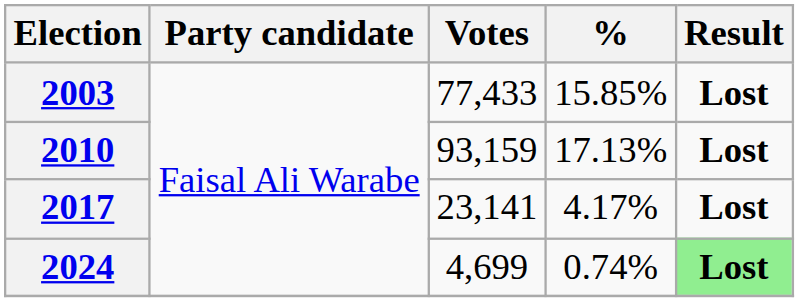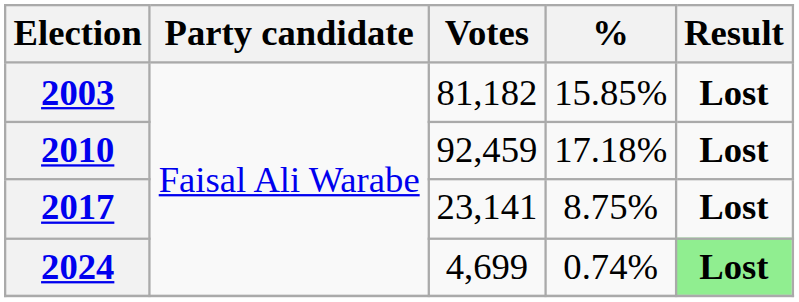(487, 91) 77,433 -> (487, 91) 81,182
(487, 149) 93,159 -> (487, 149) 92,459
(611, 149) 17.13% -> (611, 149) 17.18%
(611, 207) 4.17% -> (611, 207) 8.75%
